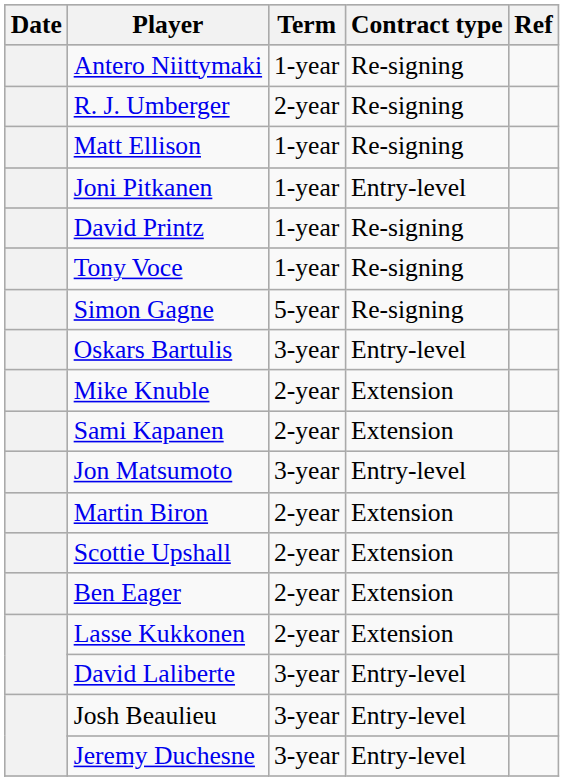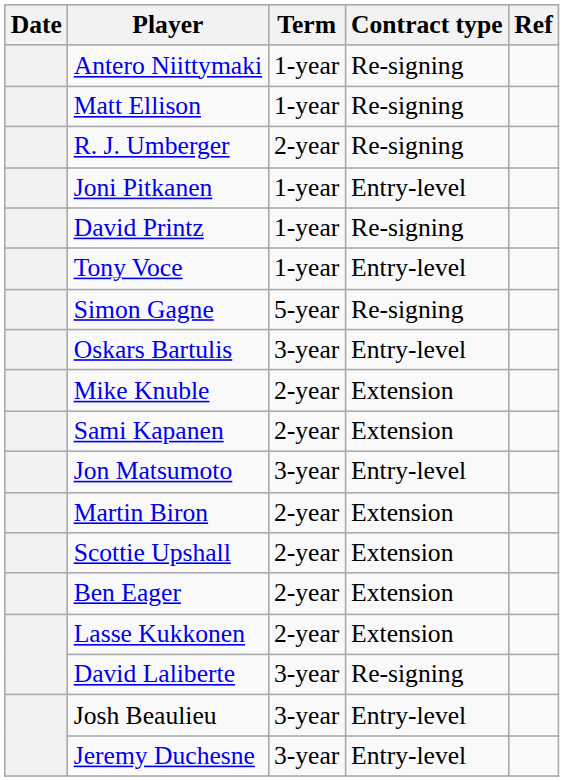rows swapped: (152, 106) <-> (137, 146)
(407, 268) Re-signing -> (409, 268) Entry-level
(409, 674) Entry-level -> (407, 674) Re-signing
